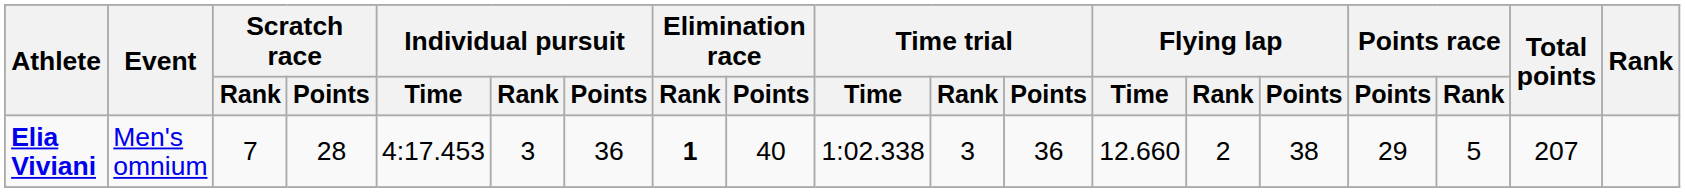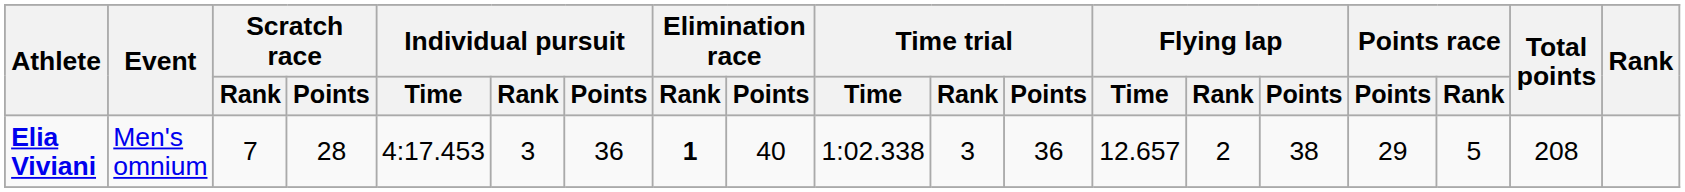(1140, 152) 12.660 -> (1140, 152) 12.657
(1556, 152) 207 -> (1556, 152) 208
